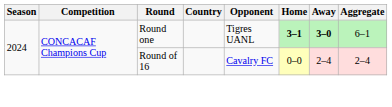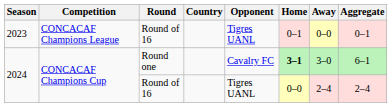+ row: (17, 34)
(240, 34) Tigres UANL -> (251, 61) Cavalry FC
(324, 34) bold -> (324, 61) normal
(250, 61) Cavalry FC -> (241, 88) Tigres UANL
